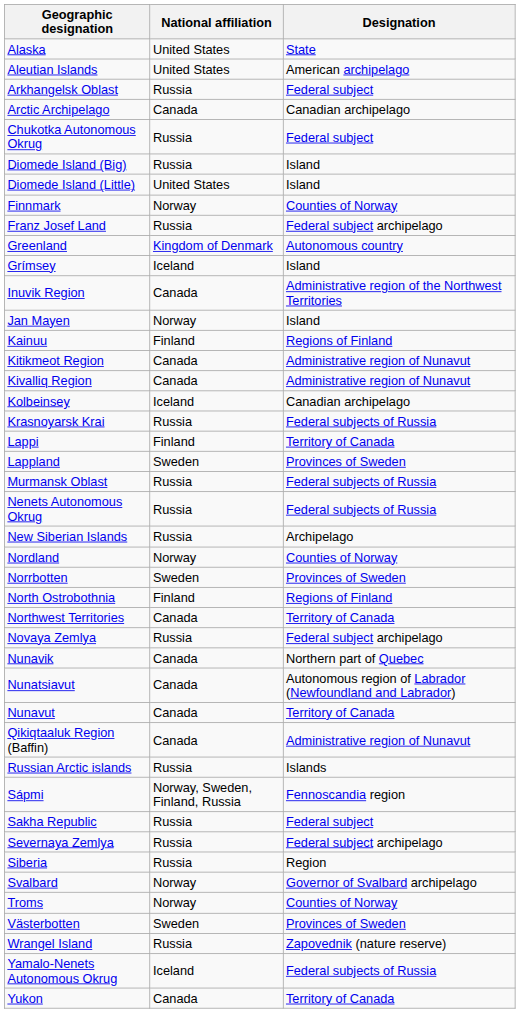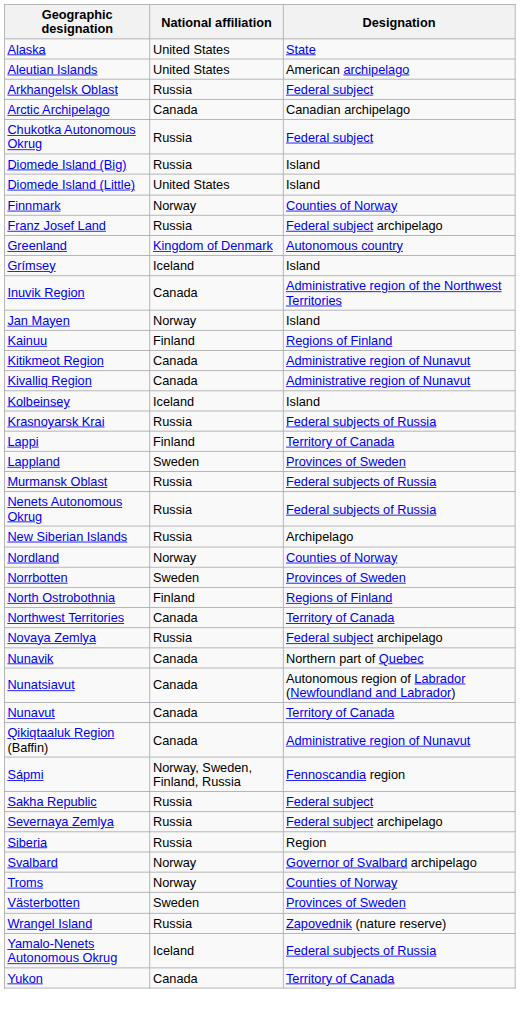(348, 401) Canadian archipelago -> (303, 401) Island
- row: (69, 767)
